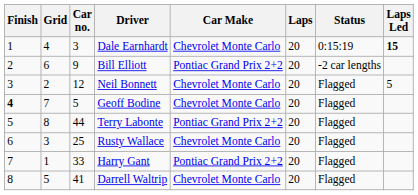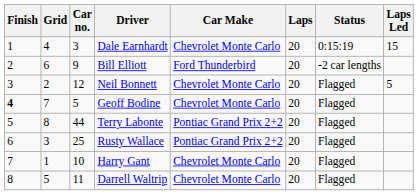(392, 46) bold -> (392, 46) normal
(228, 65) Pontiac Grand Prix 2+2 -> (214, 65) Ford Thunderbird
(227, 141) Chevrolet Monte Carlo -> (228, 141) Pontiac Grand Prix 2+2
(78, 160) 33 -> (78, 160) 10
(228, 160) Pontiac Grand Prix 2+2 -> (227, 160) Chevrolet Monte Carlo
(78, 179) 41 -> (78, 179) 11
